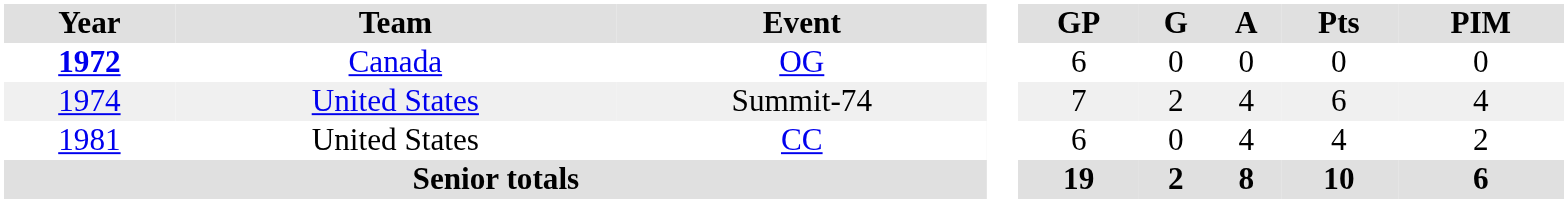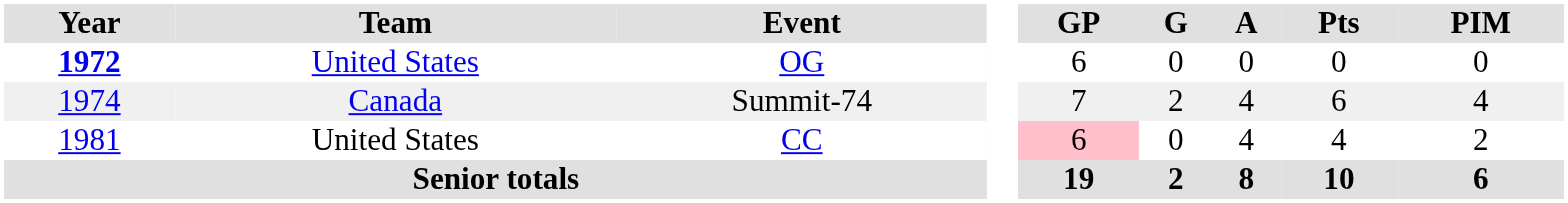(395, 62) Canada -> (395, 62) United States
(395, 101) United States -> (395, 101) Canada
(1079, 140) no background -> (1079, 140) pink background
